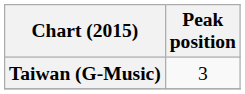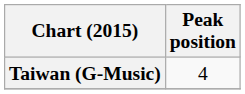(203, 72) 3 -> (203, 72) 4
